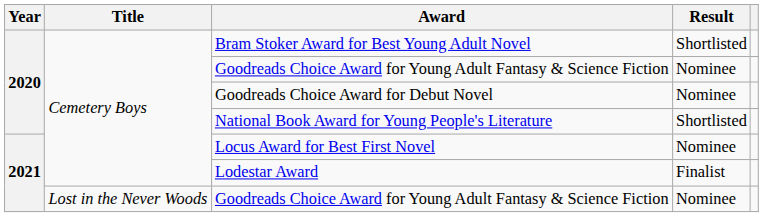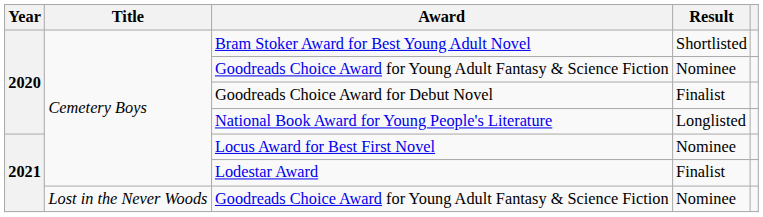(706, 95) Nominee -> (701, 95) Finalist
(711, 120) Shortlisted -> (711, 120) Longlisted
